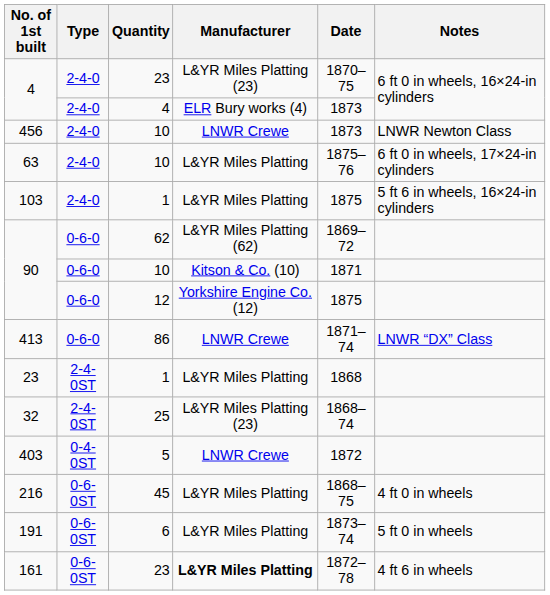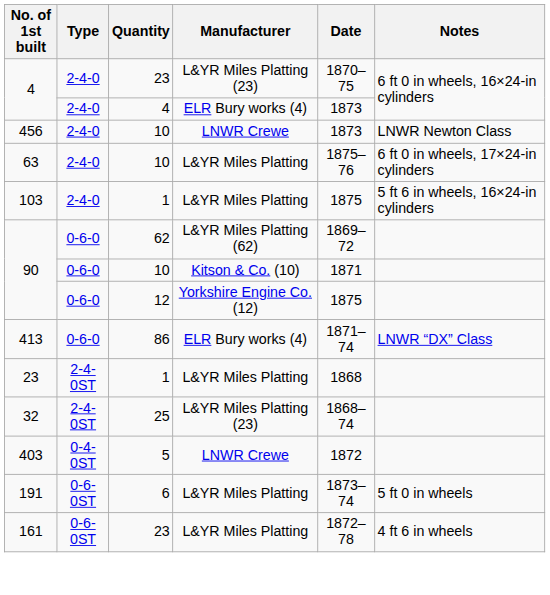(245, 339) LNWR Crewe -> (245, 339) ELR Bury works (4)
- row: (31, 493)
(245, 570) bold -> (245, 532) normal
